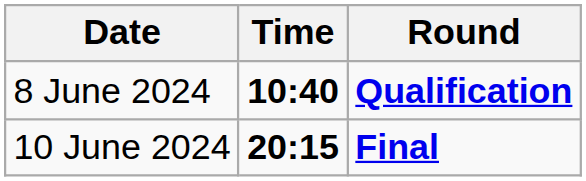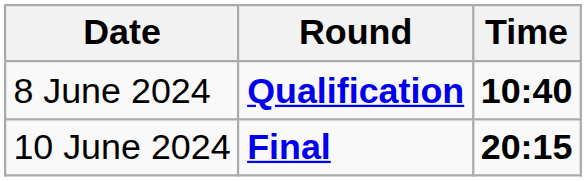columns swapped: (293, 32) <-> (464, 32)
